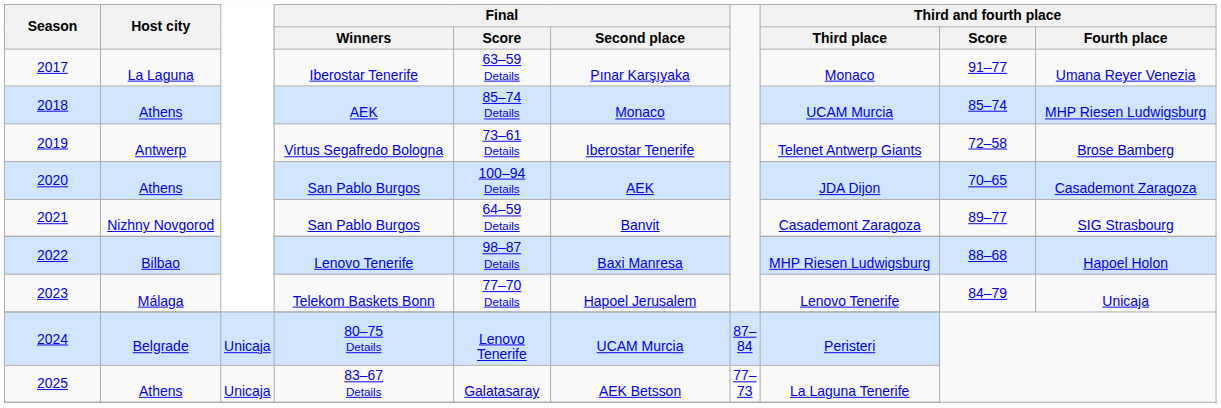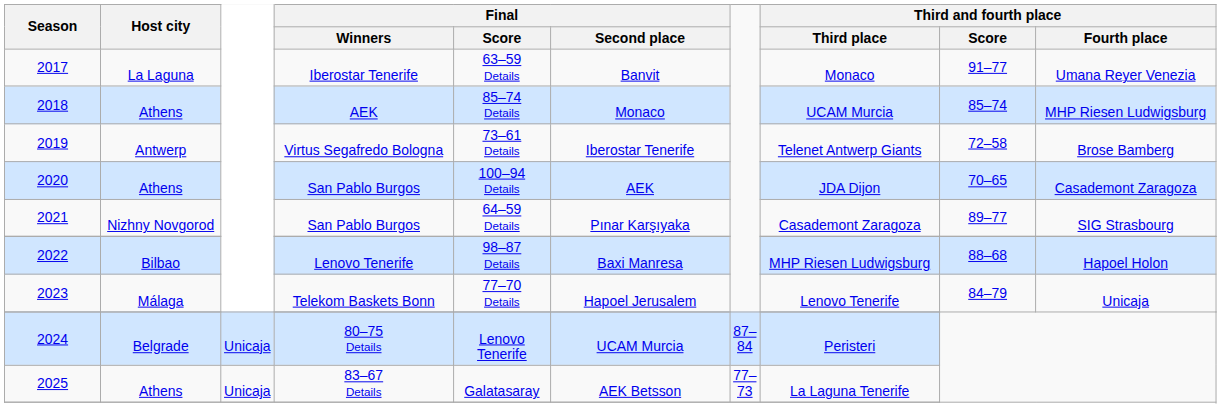(640, 76) Pınar Karşıyaka -> (640, 76) Banvit
(640, 226) Banvit -> (640, 226) Pınar Karşıyaka
